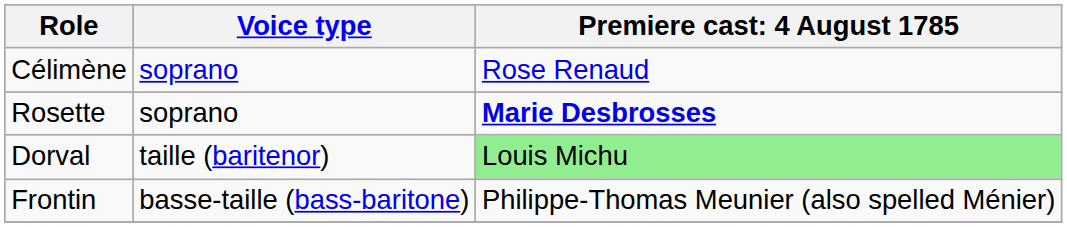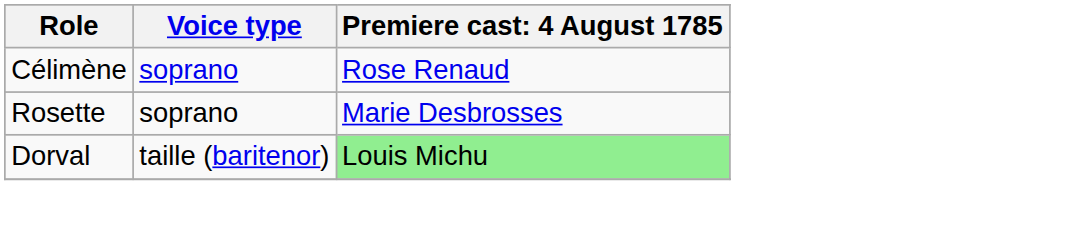(599, 112) bold -> (452, 112) normal
- row: (54, 199)
